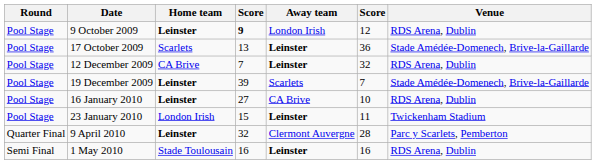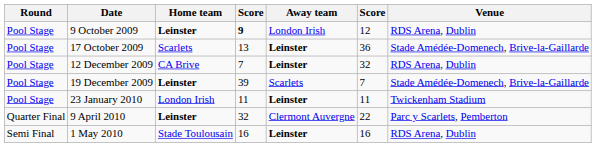- row: (106, 99)
(243, 116) 15 -> (243, 99) 11
(365, 133) 28 -> (365, 116) 22
